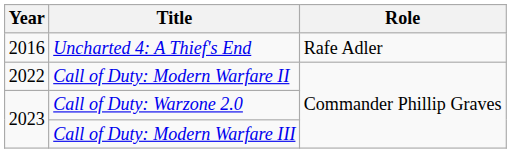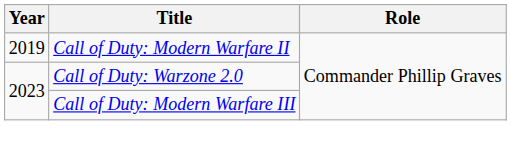- row: (152, 47)
(27, 76) 2022 -> (27, 47) 2019
